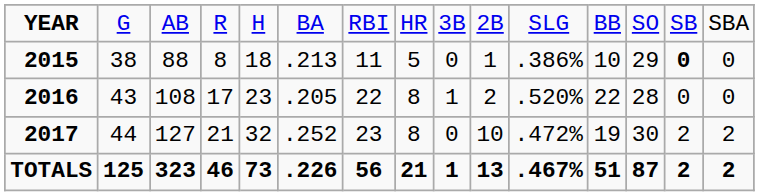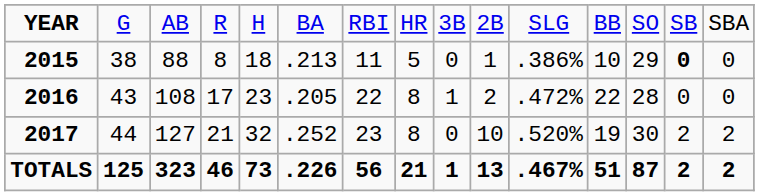(549, 98) .520% -> (549, 98) .472%
(549, 135) .472% -> (549, 135) .520%
